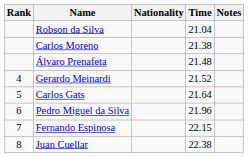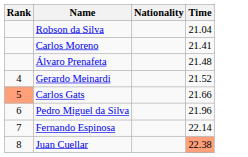- column: (229, 12)
(200, 45) 21.38 -> (200, 45) 21.41
(19, 95) no background -> (19, 95) lightsalmon background
(200, 95) 21.64 -> (200, 95) 21.66
(200, 128) 22.15 -> (200, 128) 22.14
(200, 144) no background -> (200, 144) lightsalmon background
